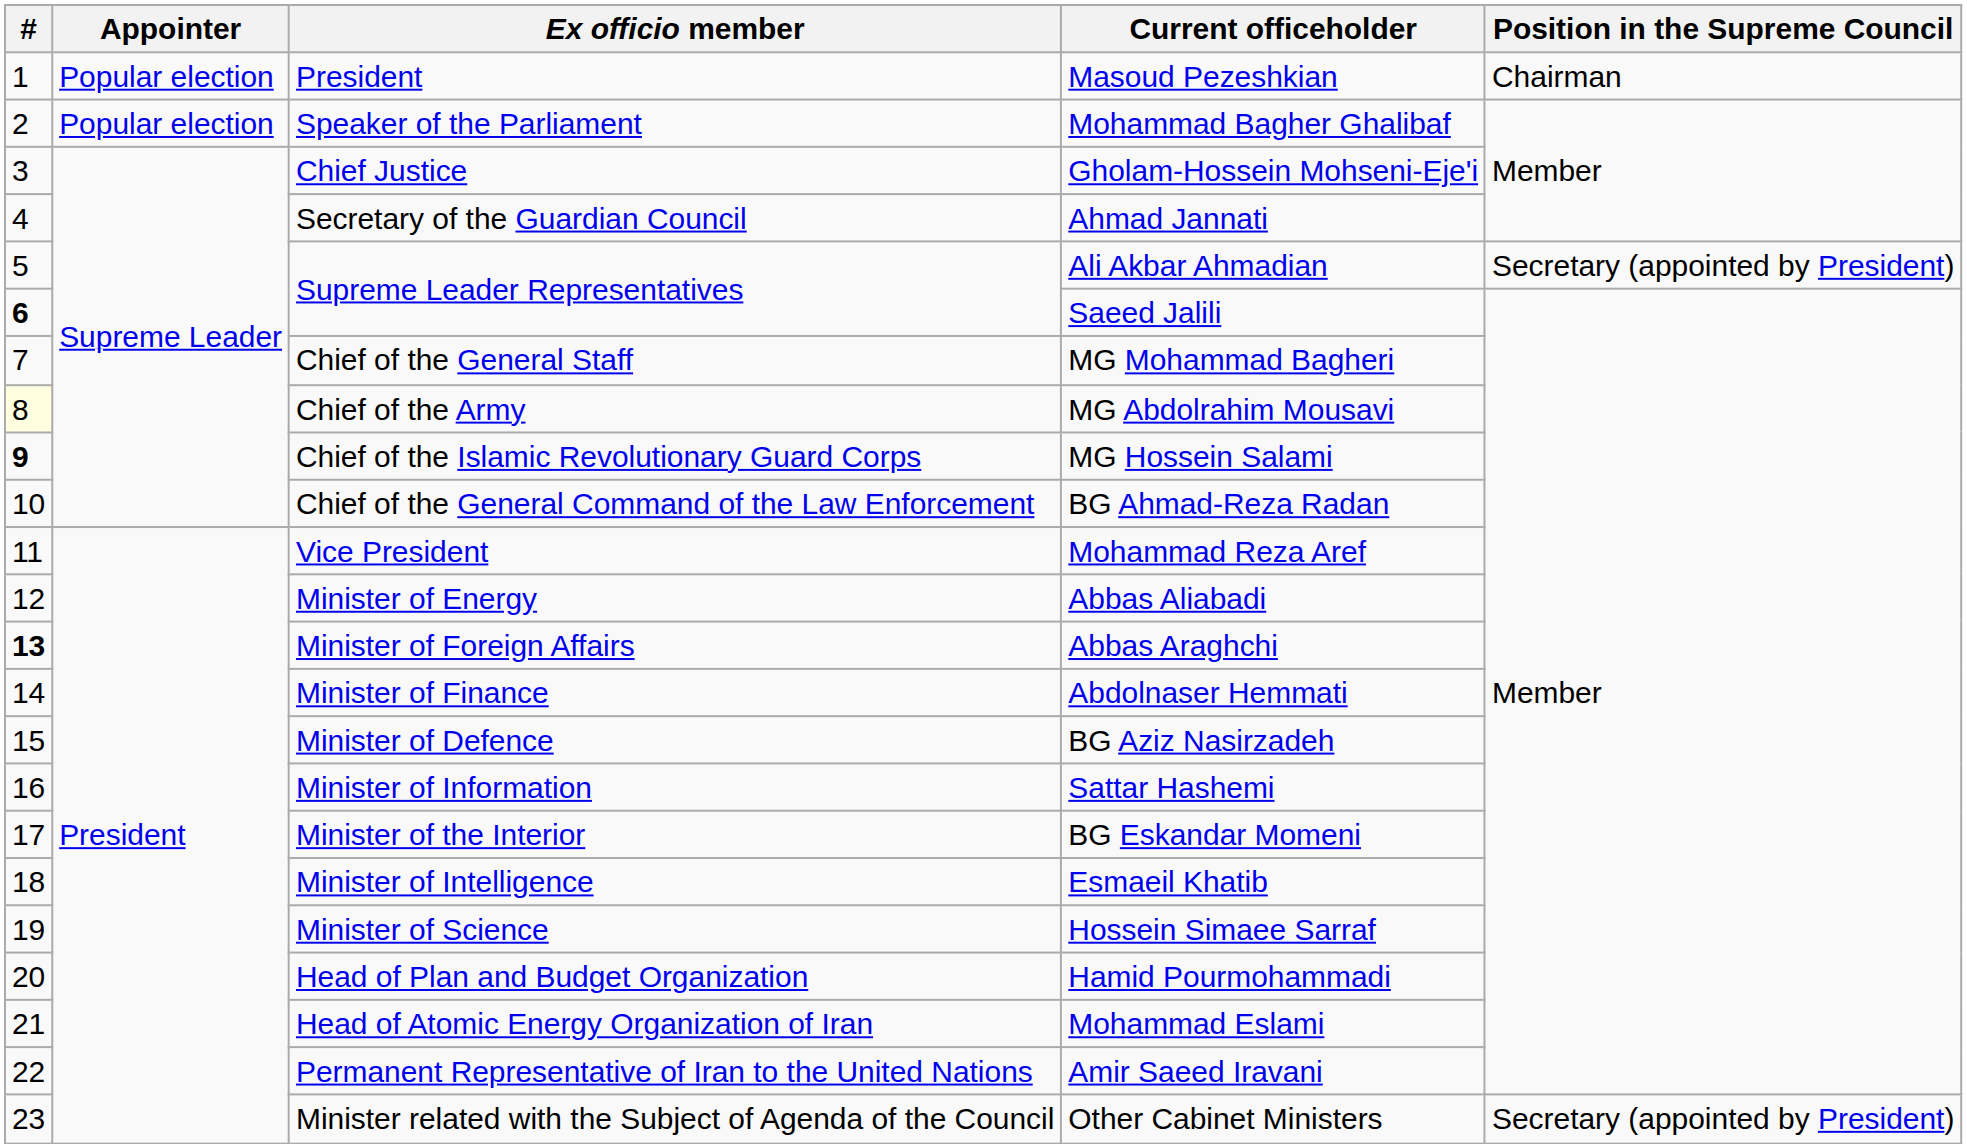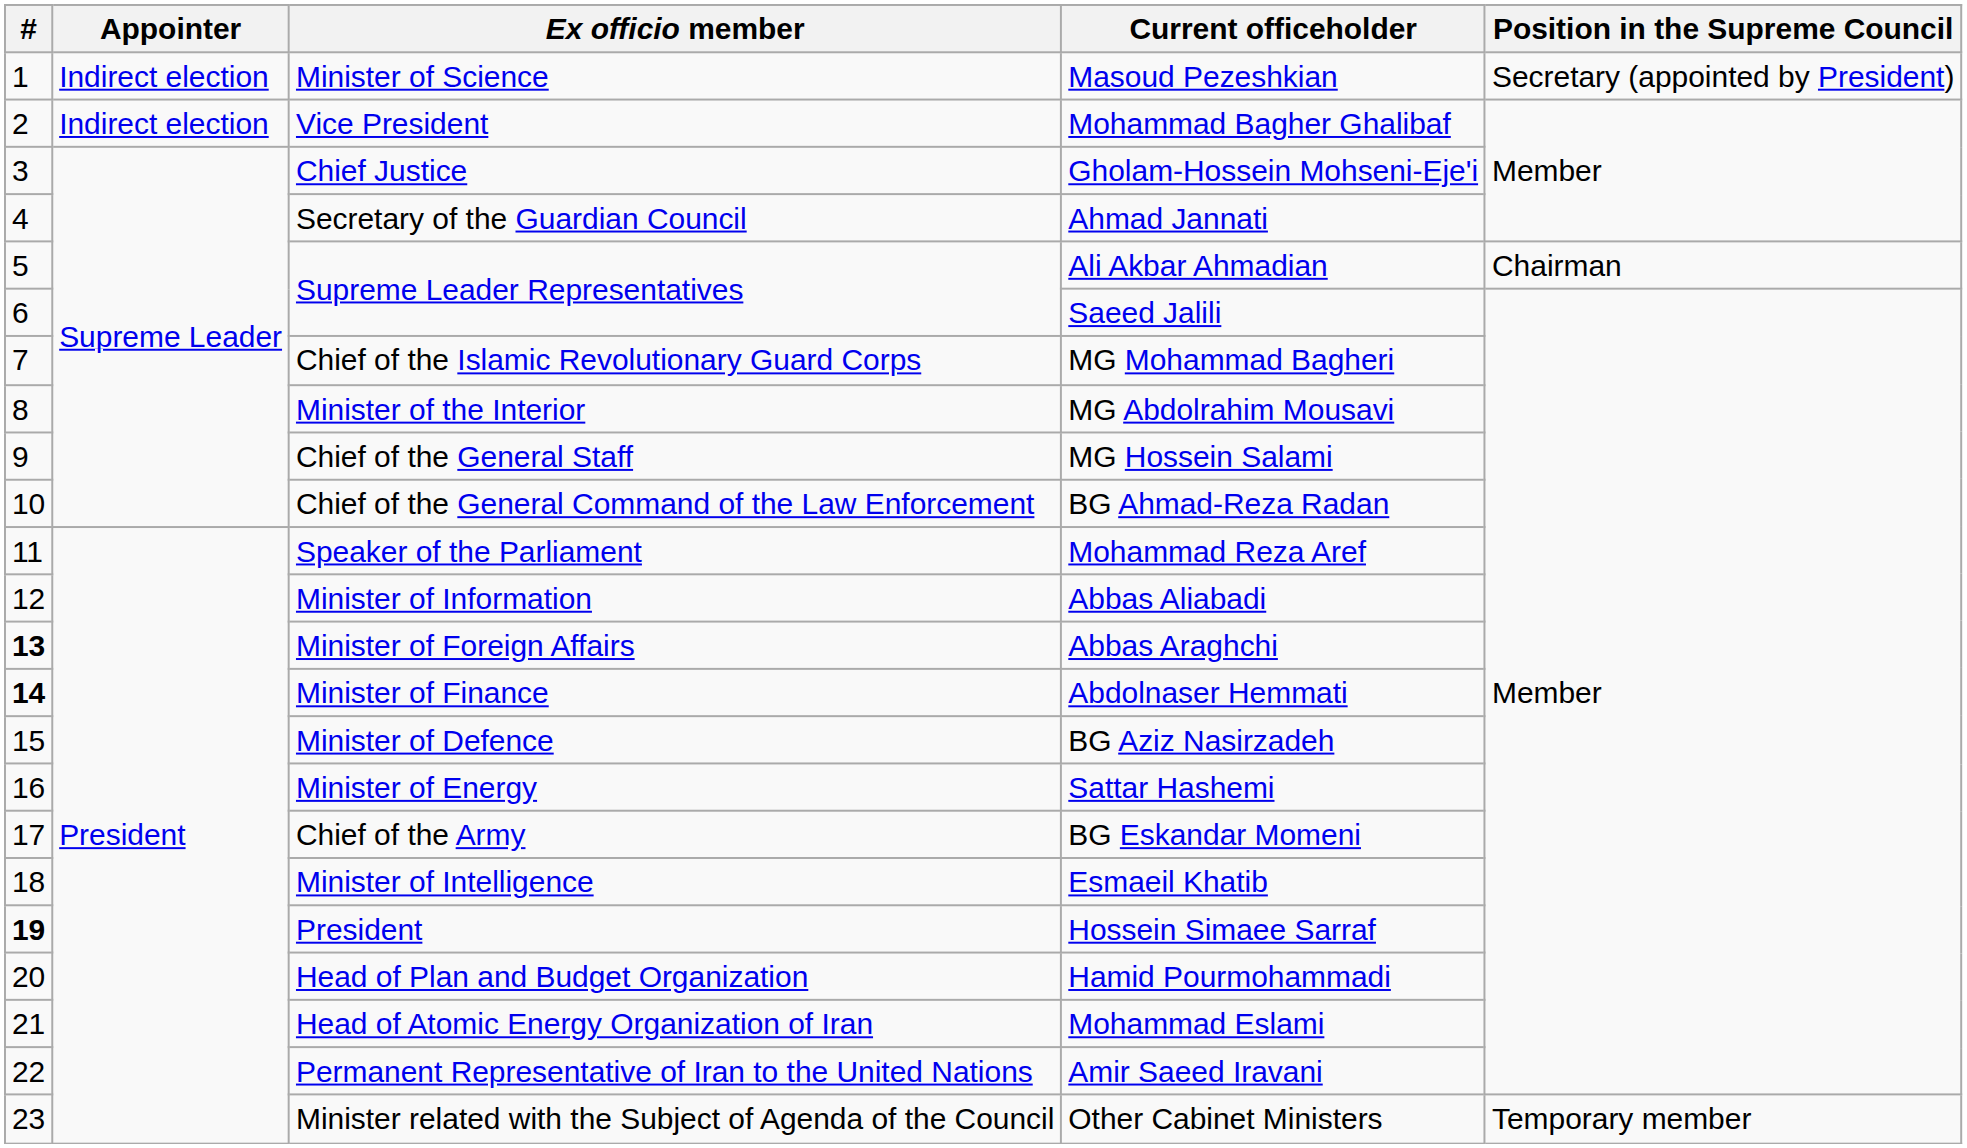(166, 76) Popular election -> (164, 76) Indirect election
(359, 76) President -> (422, 76) Minister of Science
(1557, 76) Chairman -> (1723, 76) Secretary (appointed by President)
(166, 124) Popular election -> (164, 124) Indirect election
(469, 124) Speaker of the Parliament -> (392, 124) Vice President
(1723, 266) Secretary (appointed by President) -> (1557, 266) Chairman
(20, 313) bold -> (20, 313) normal
(465, 361) Chief of the General Staff -> (609, 361) Chief of the Islamic Revolutionary Guard Corps
(20, 408) lightyellow background -> (20, 408) no background
(411, 408) Chief of the Army -> (441, 408) Minister of the Interior
(20, 456) bold -> (20, 456) normal
(609, 456) Chief of the Islamic Revolutionary Guard Corps -> (465, 456) Chief of the General Staff
(392, 550) Vice President -> (469, 550) Speaker of the Parliament
(417, 598) Minister of Energy -> (444, 598) Minister of Information
(29, 693) normal -> (29, 693) bold
(444, 787) Minister of Information -> (417, 787) Minister of Energy
(441, 835) Minister of the Interior -> (411, 835) Chief of the Army
(29, 930) normal -> (29, 930) bold
(422, 930) Minister of Science -> (359, 930) President
(1723, 1119) Secretary (appointed by President) -> (1622, 1119) Temporary member
